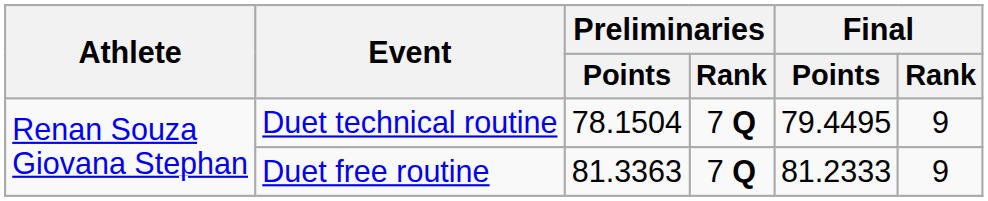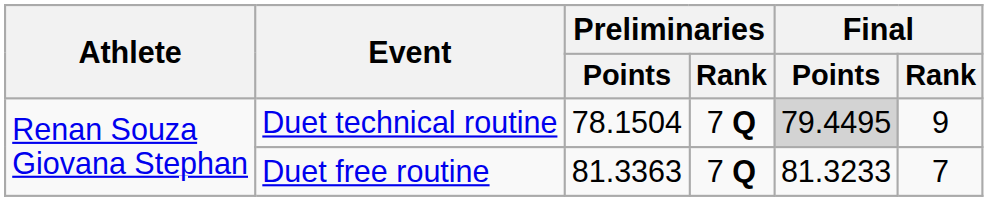(836, 123) no background -> (836, 123) lightgrey background
(836, 172) 81.2333 -> (836, 172) 81.3233
(941, 172) 9 -> (941, 172) 7
